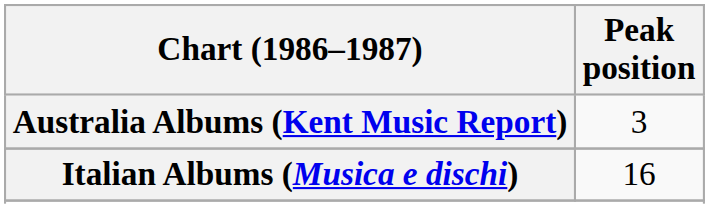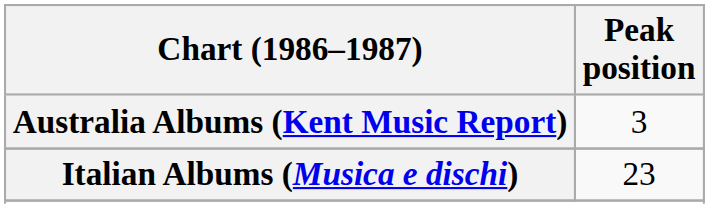(639, 173) 16 -> (639, 173) 23
